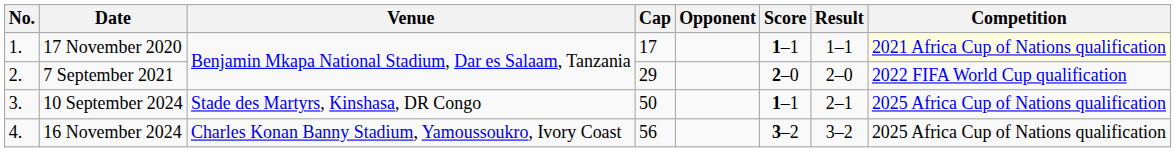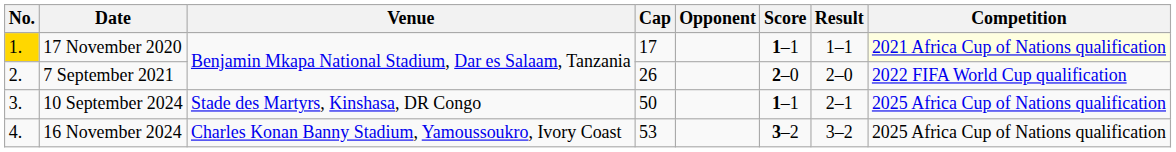(15, 47) no background -> (15, 47) gold background
(648, 75) 29 -> (648, 75) 26
(648, 132) 56 -> (648, 132) 53
